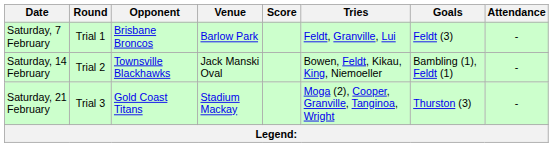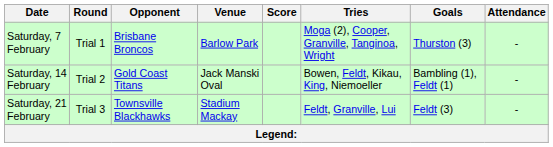(350, 37) Feldt, Granville, Lui -> (351, 43) Moga (2), Cooper, Granville, Tanginoa, Wright
(433, 37) Feldt (3) -> (442, 43) Thurston (3)
(142, 67) Townsville Blackhawks -> (141, 80) Gold Coast Titans
(141, 103) Gold Coast Titans -> (142, 110) Townsville Blackhawks
(351, 103) Moga (2), Cooper, Granville, Tanginoa, Wright -> (350, 110) Feldt, Granville, Lui
(442, 103) Thurston (3) -> (433, 110) Feldt (3)
